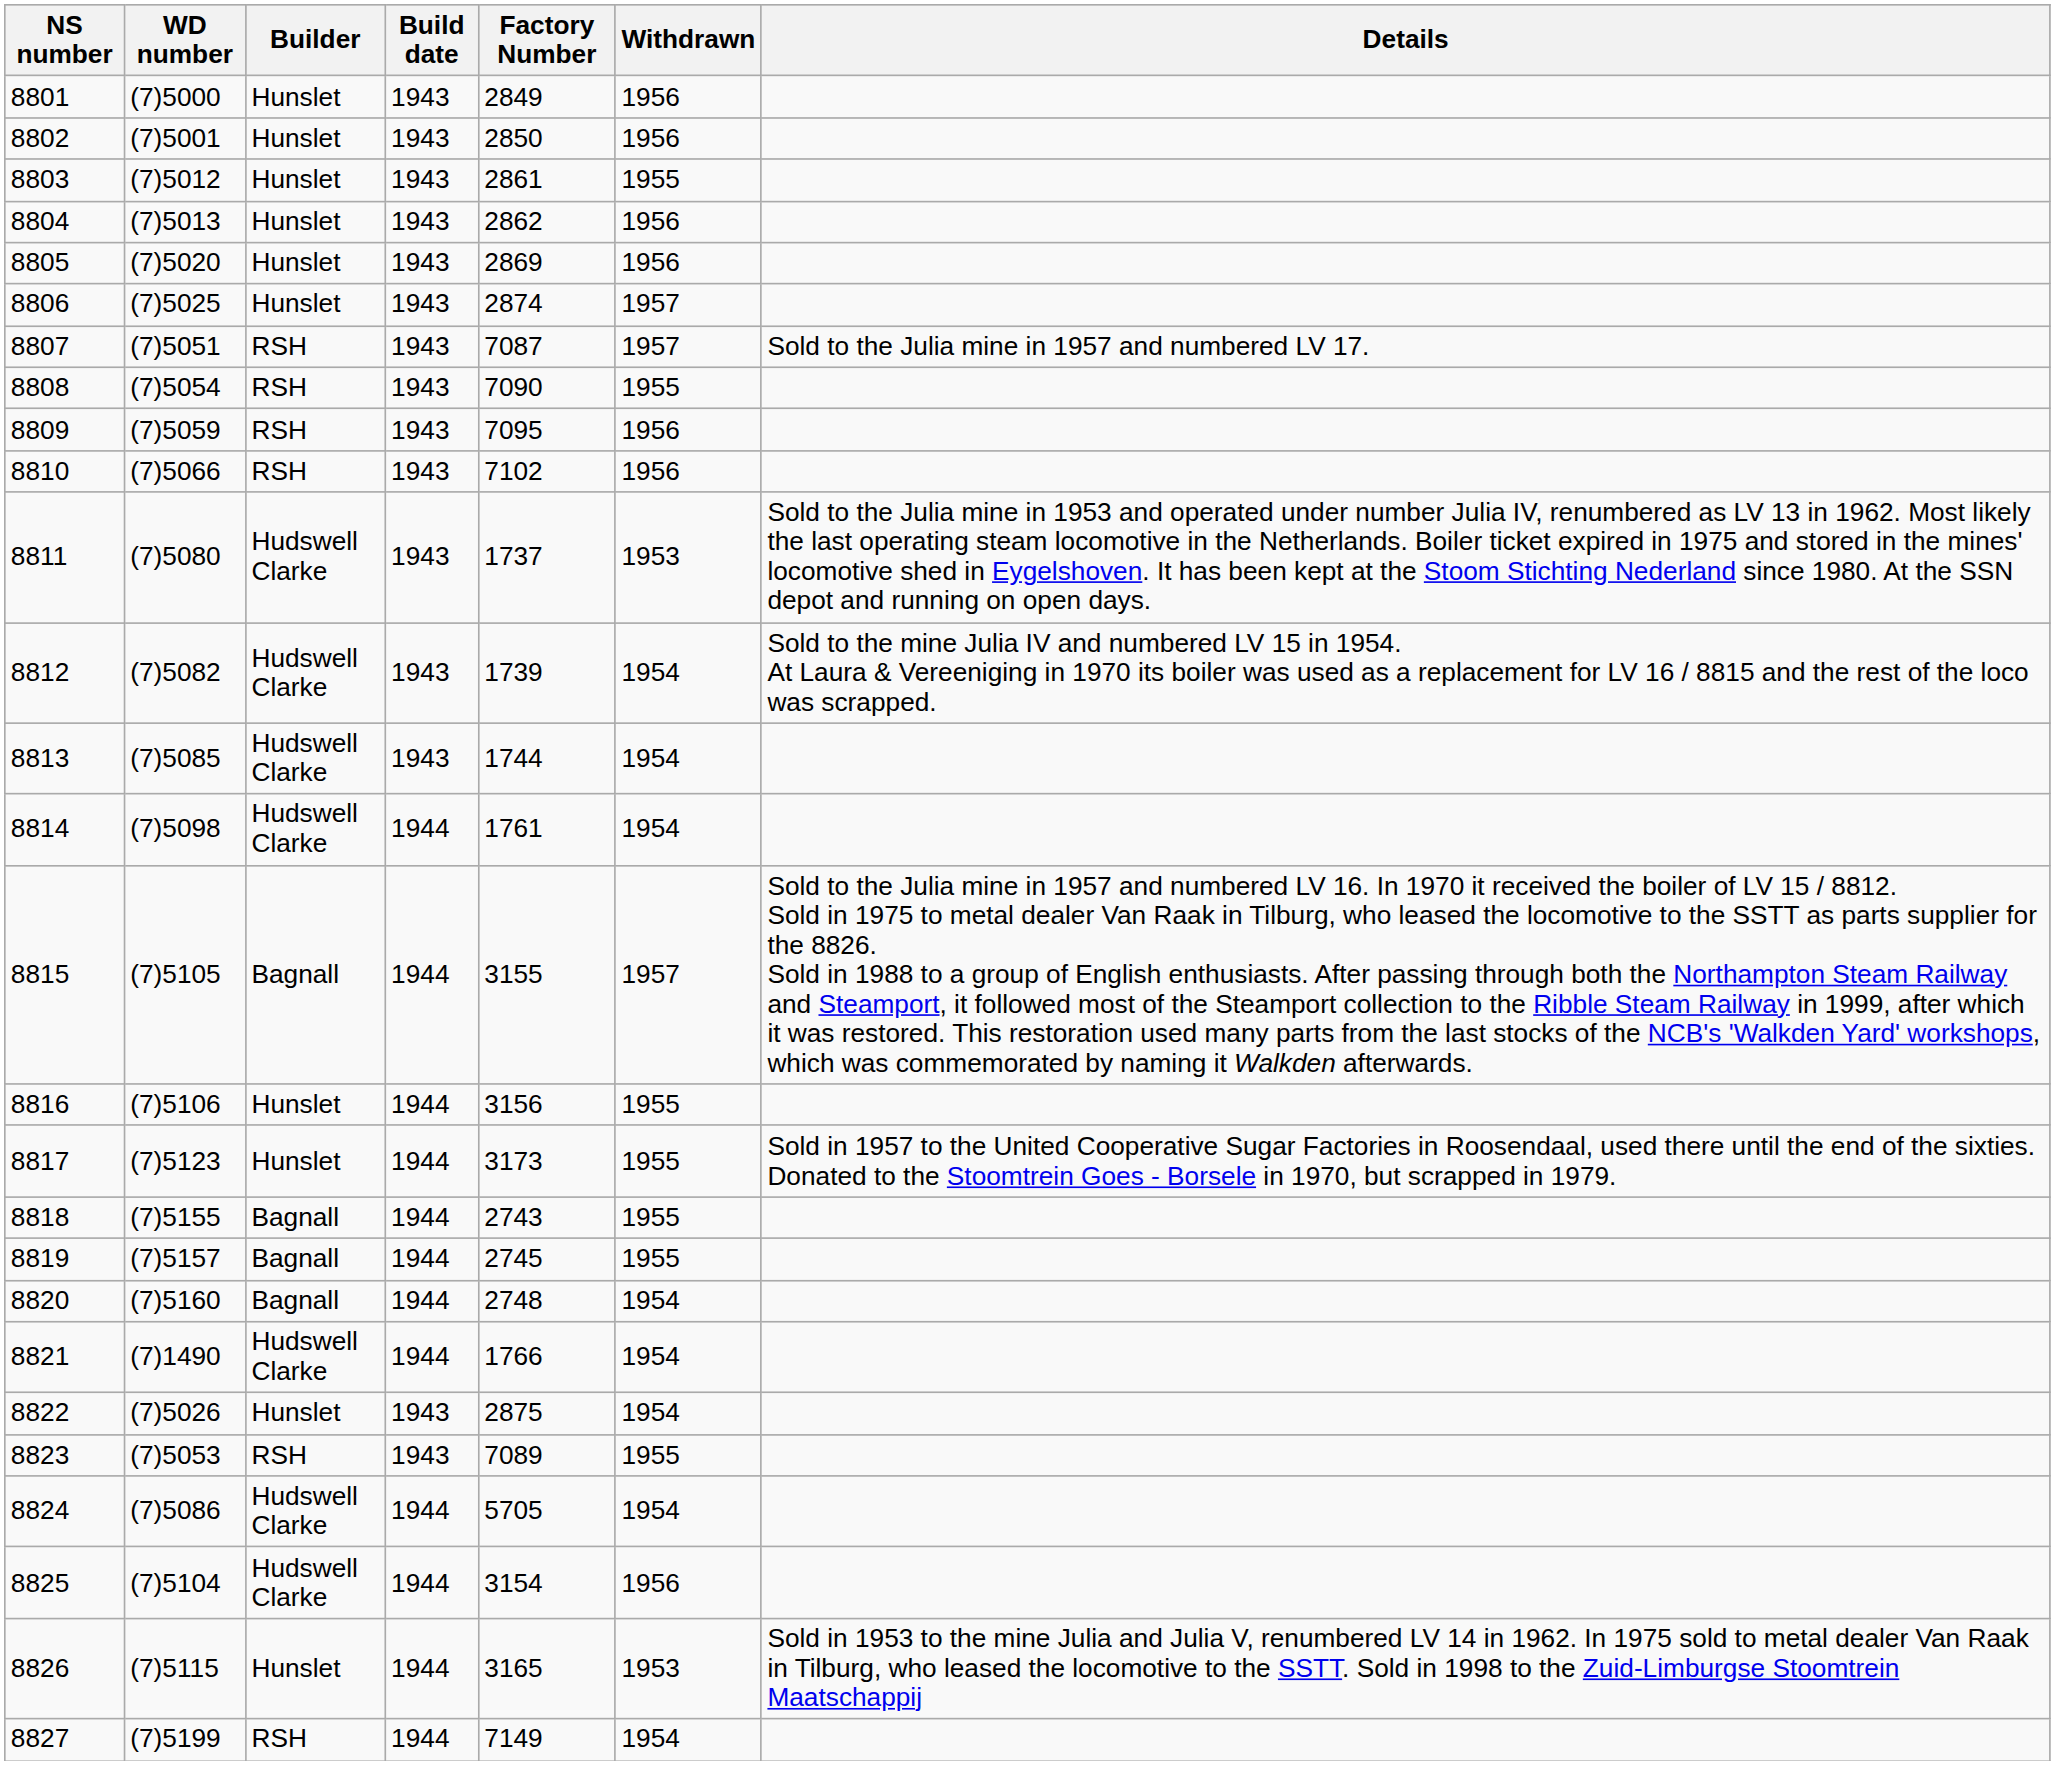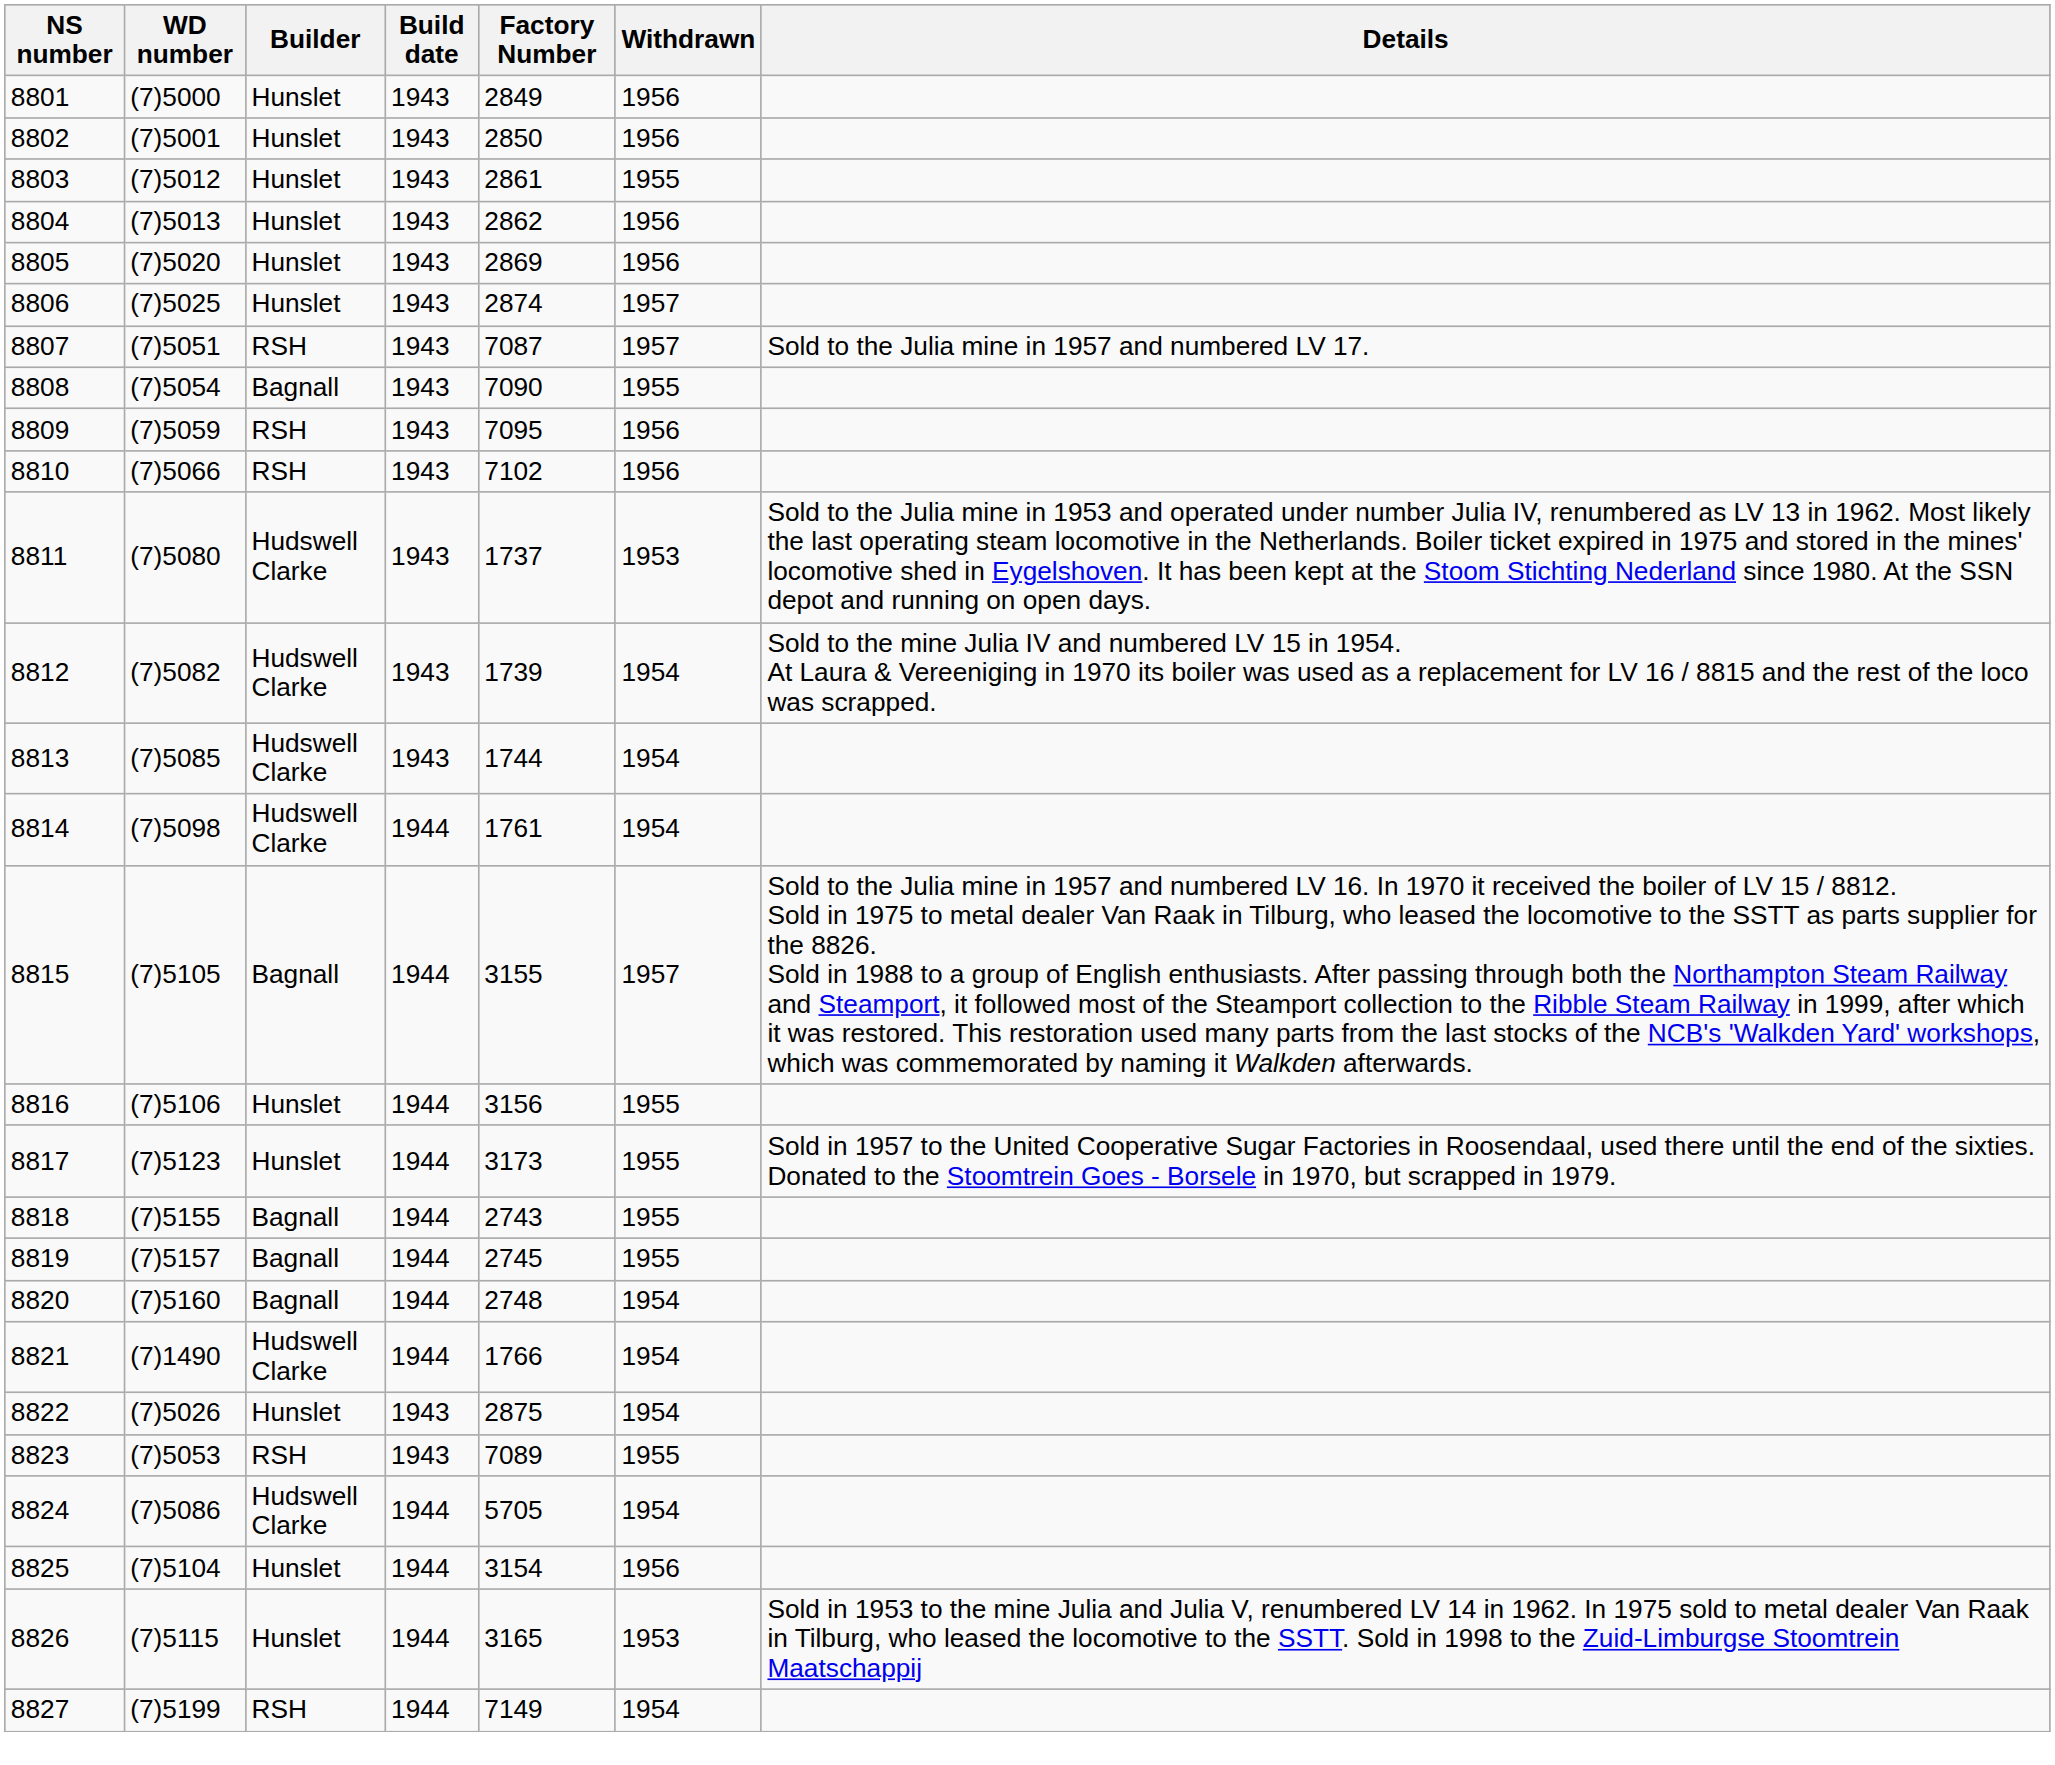(279, 387) RSH -> (295, 387) Bagnall
(305, 1582) Hudswell Clarke -> (296, 1567) Hunslet
